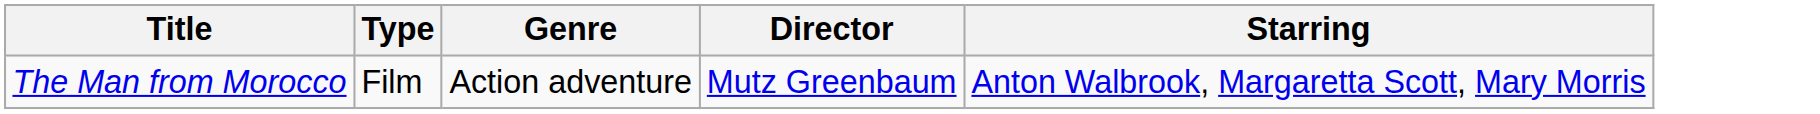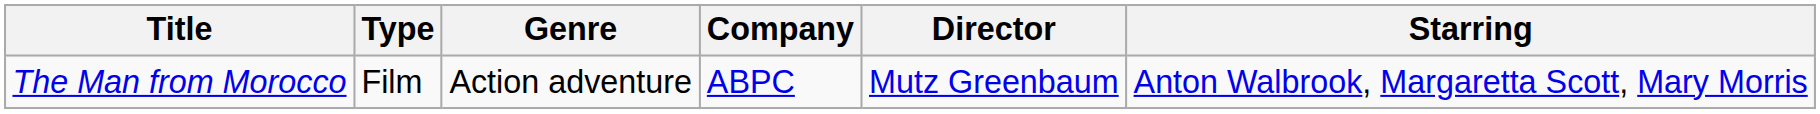+ column: (780, 30)
